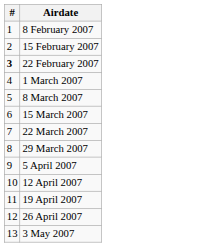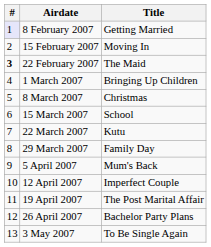+ column: (154, 13)
(9, 30) no background -> (9, 30) lavender background
